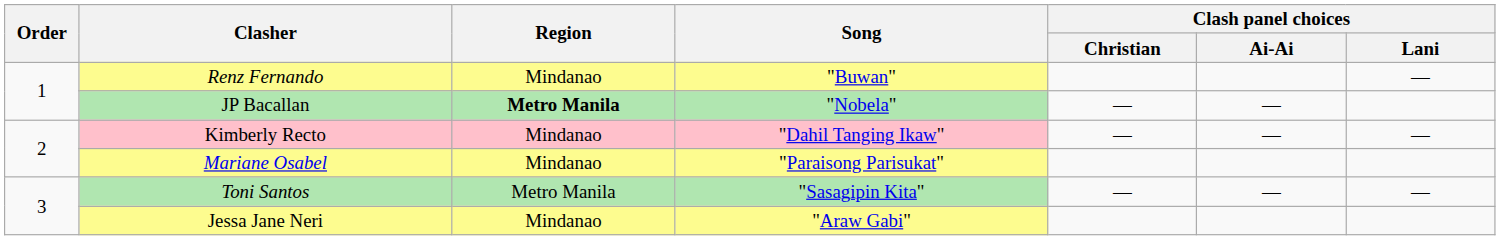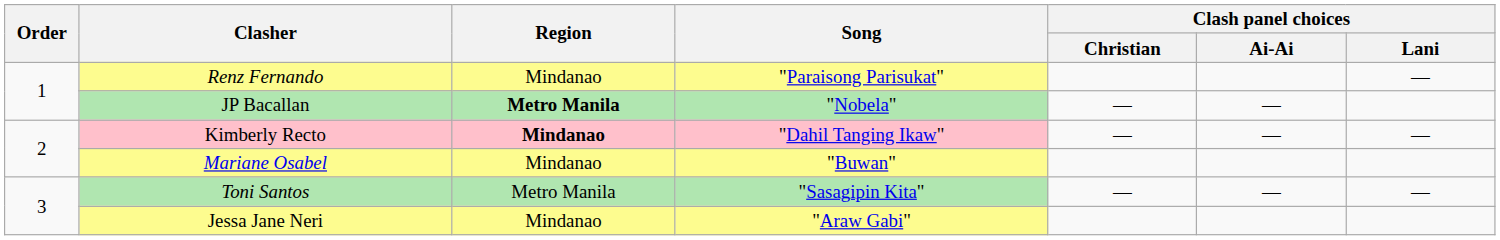(862, 76) "Buwan" -> (862, 76) "Paraisong Parisukat"
(563, 134) normal -> (563, 134) bold
(862, 163) "Paraisong Parisukat" -> (862, 163) "Buwan"
